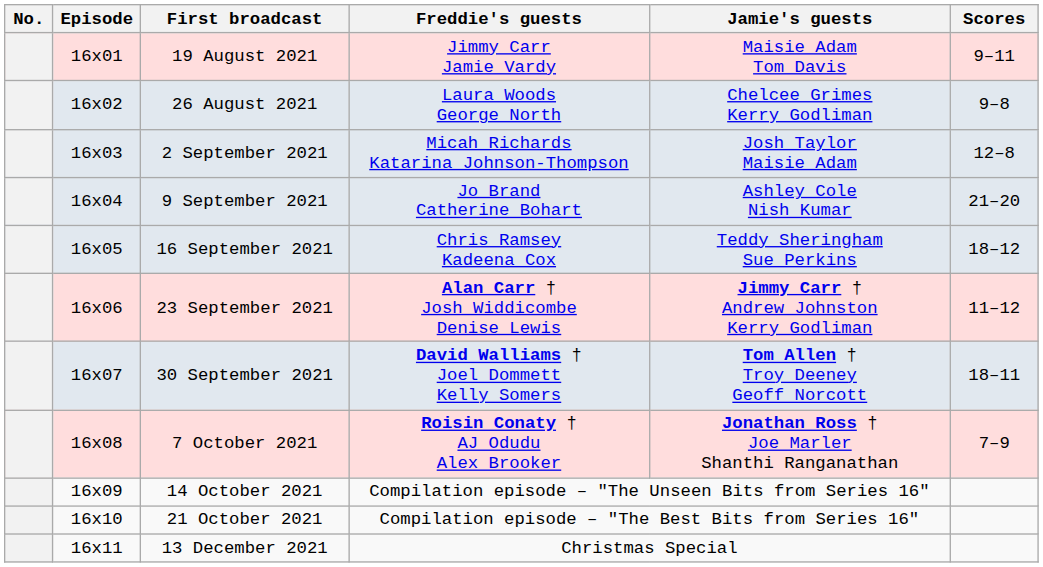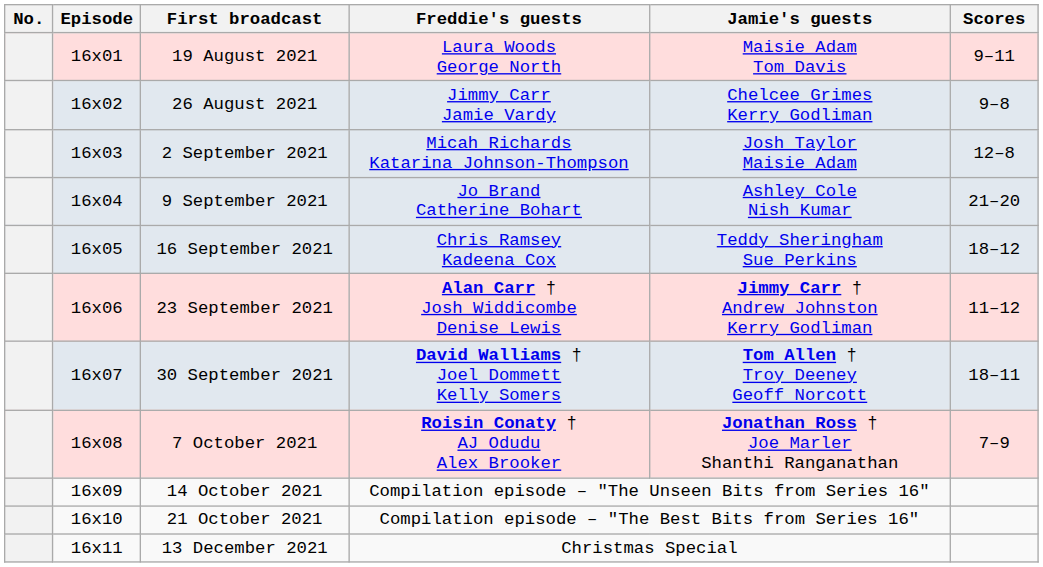(499, 57) Jimmy Carr Jamie Vardy -> (499, 57) Laura Woods George North
(499, 105) Laura Woods George North -> (499, 105) Jimmy Carr Jamie Vardy
